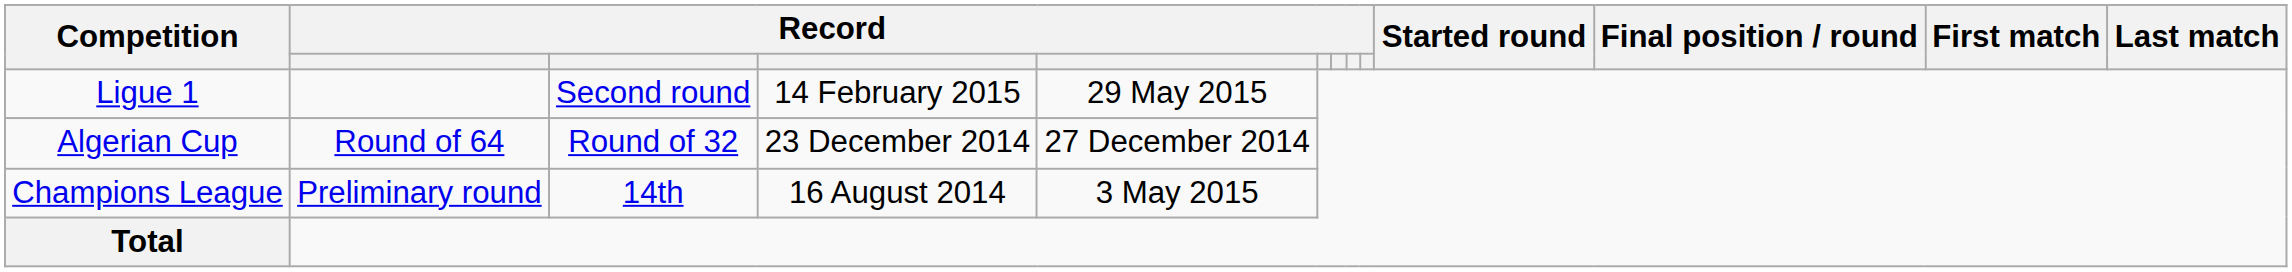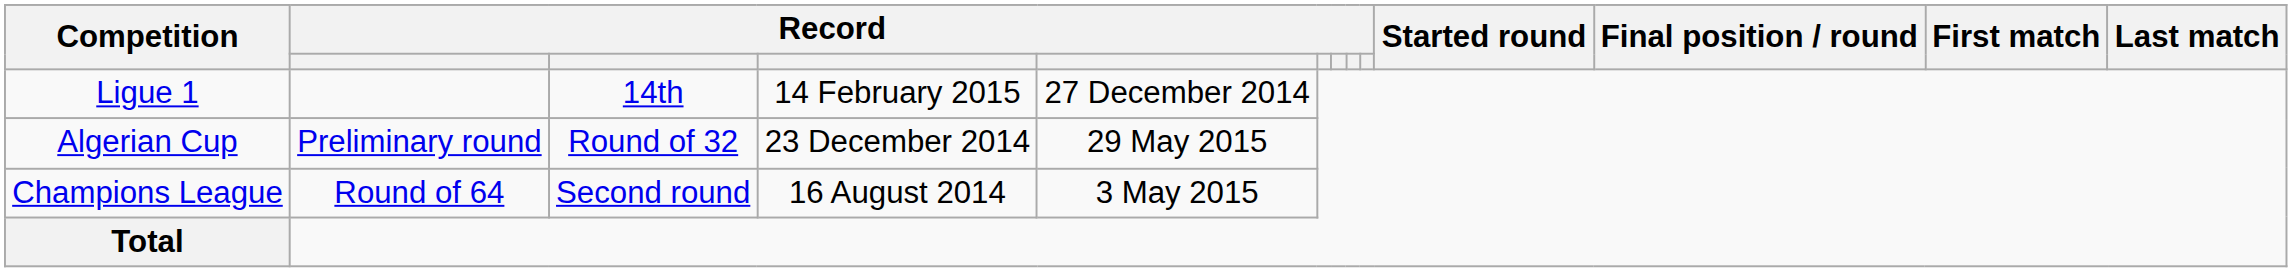(653, 93) Second round -> (653, 93) 14th
(1177, 93) 29 May 2015 -> (1177, 93) 27 December 2014
(419, 142) Round of 64 -> (419, 142) Preliminary round
(1177, 142) 27 December 2014 -> (1177, 142) 29 May 2015
(419, 192) Preliminary round -> (419, 192) Round of 64
(653, 192) 14th -> (653, 192) Second round
